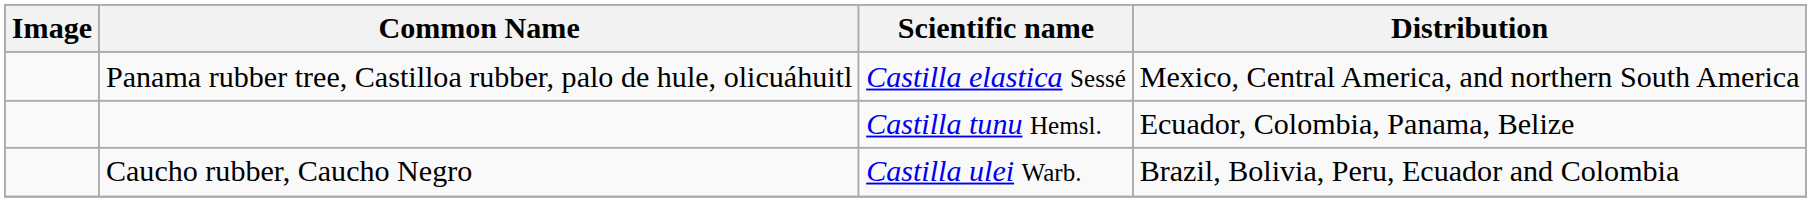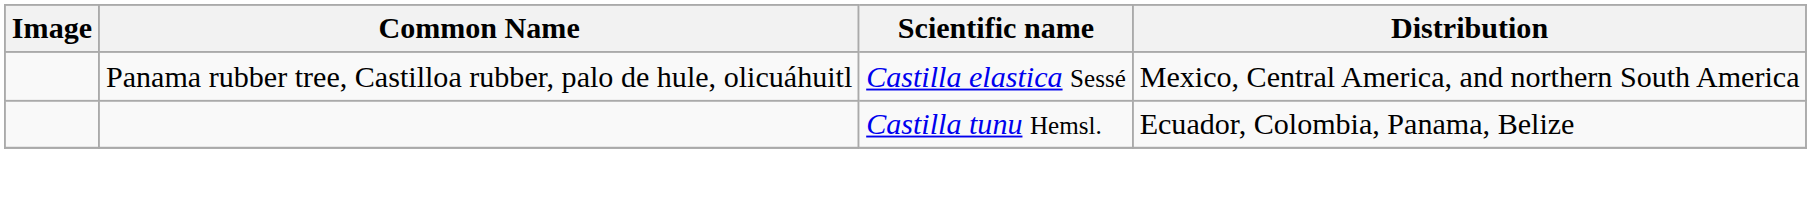- row: (289, 171)
